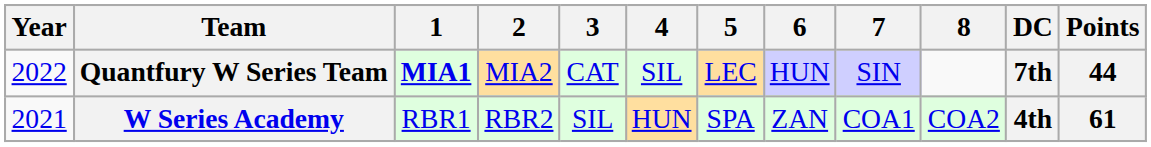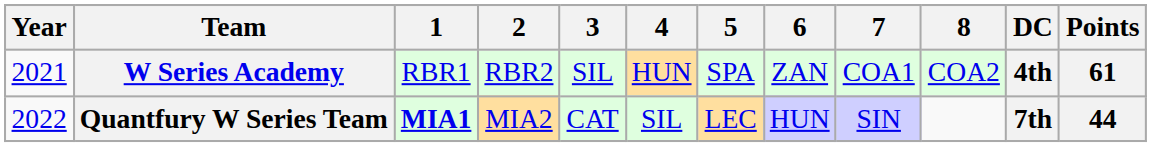rows swapped: (234, 117) <-> (234, 72)
